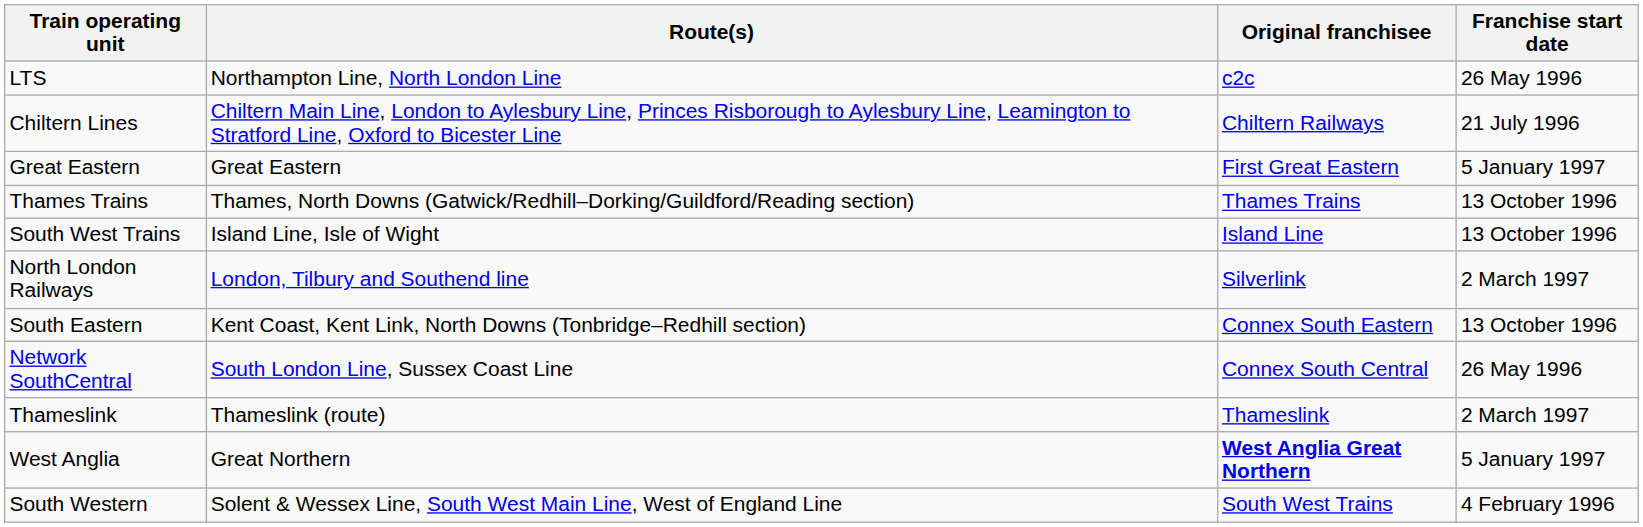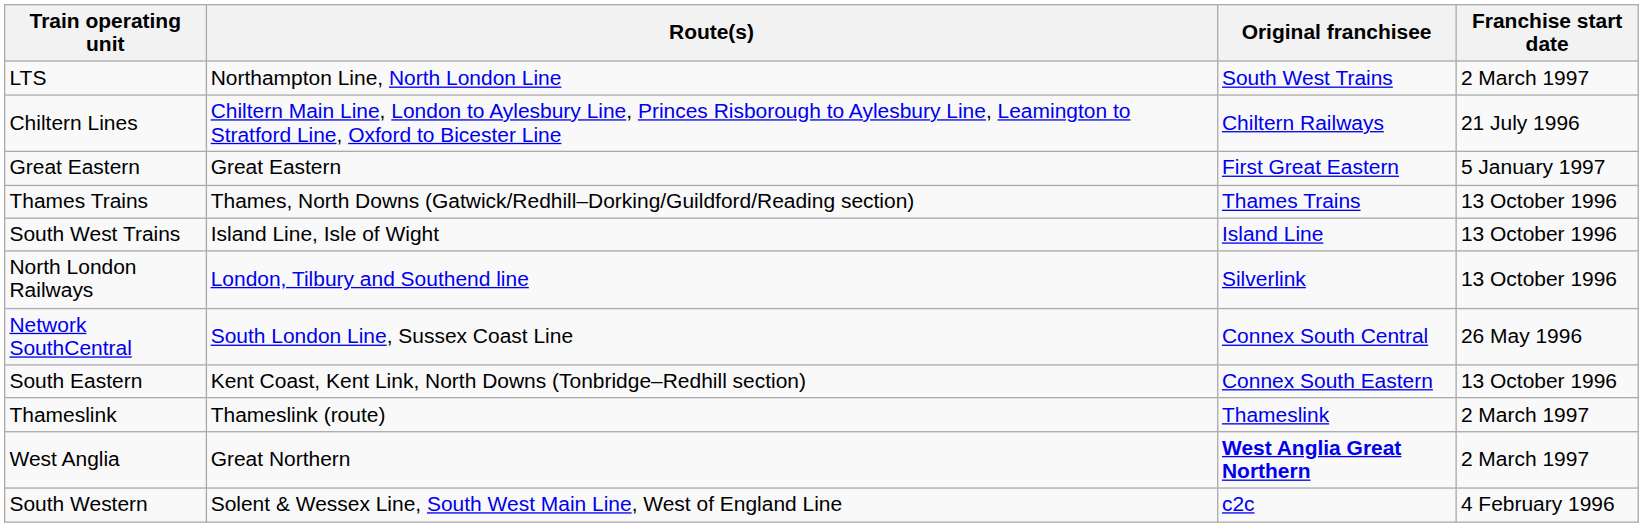(1238, 77) c2c -> (1307, 77) South West Trains
(1521, 77) 26 May 1996 -> (1525, 77) 2 March 1997
(1525, 279) 2 March 1997 -> (1539, 279) 13 October 1996
rows swapped: (76, 324) <-> (71, 369)
(1533, 459) 5 January 1997 -> (1525, 459) 2 March 1997
(1307, 504) South West Trains -> (1238, 504) c2c
